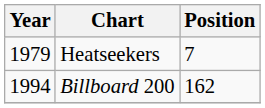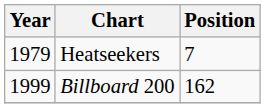(30, 86) 1994 -> (30, 86) 1999
